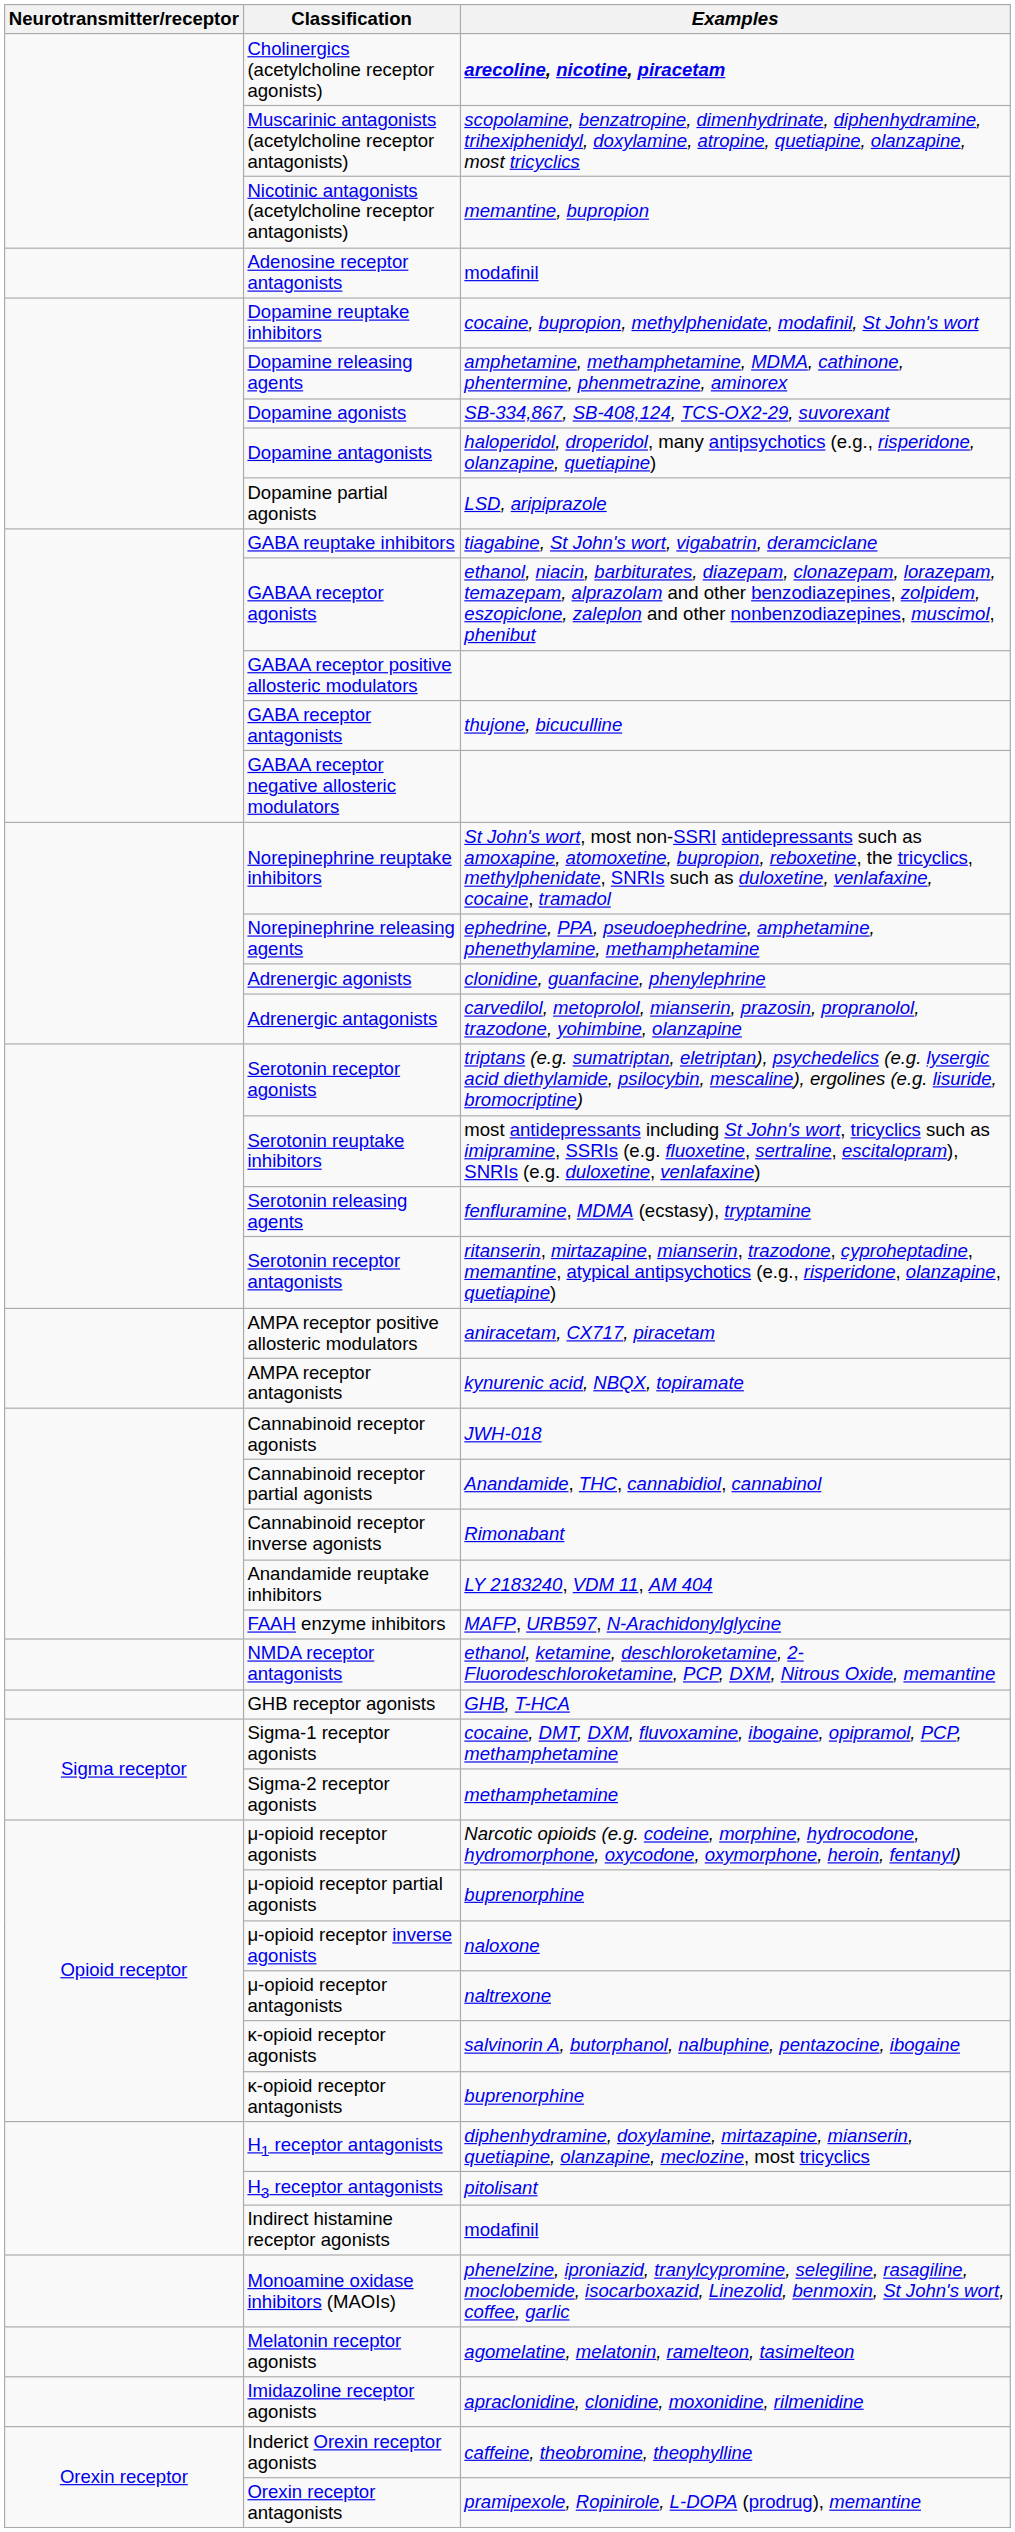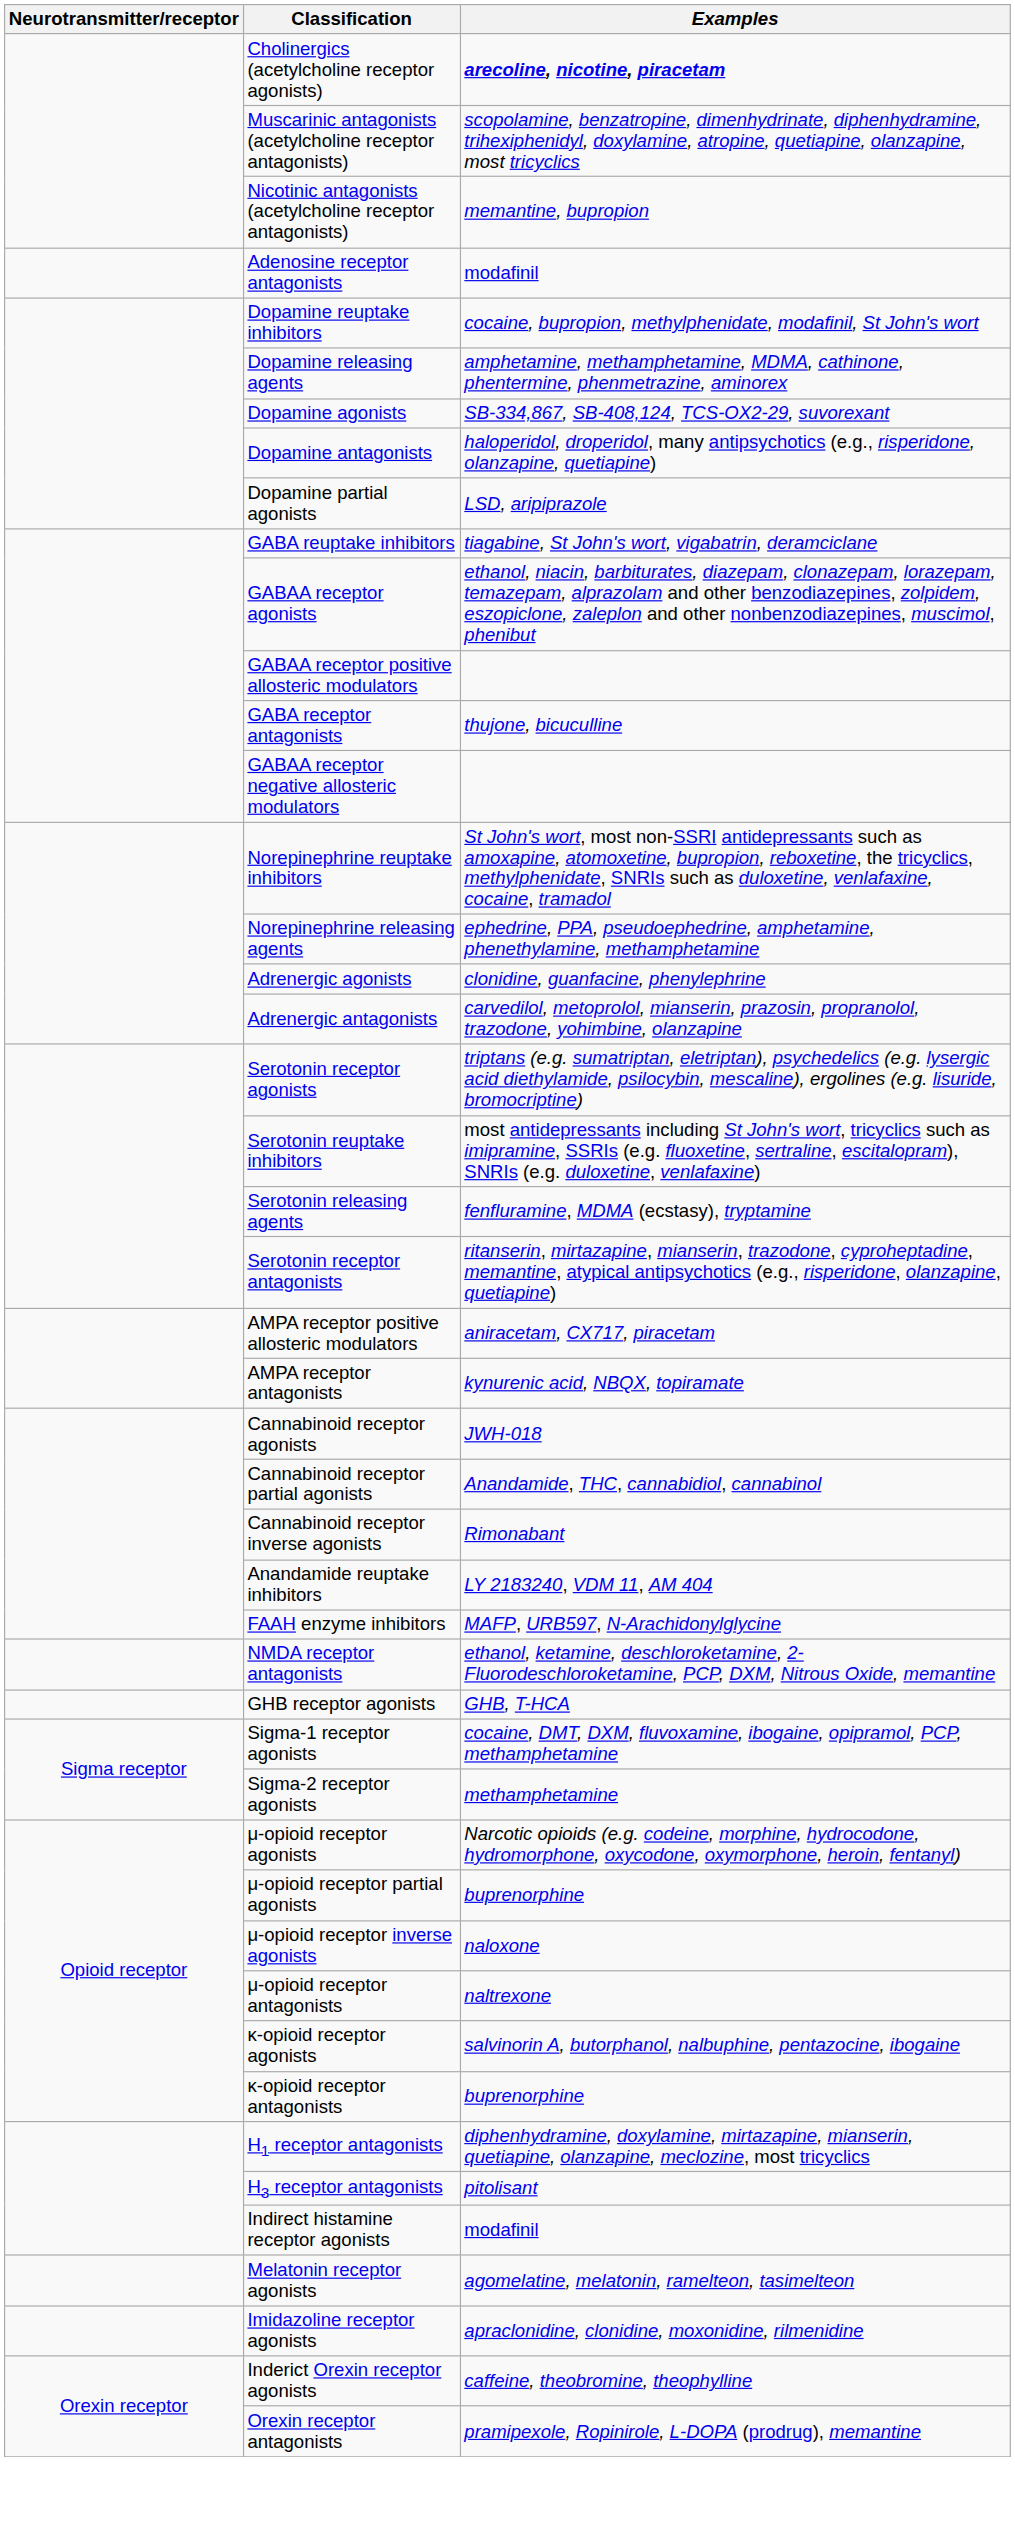- row: (330, 2290)
